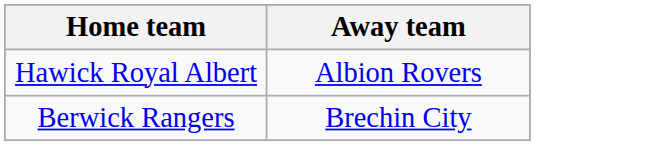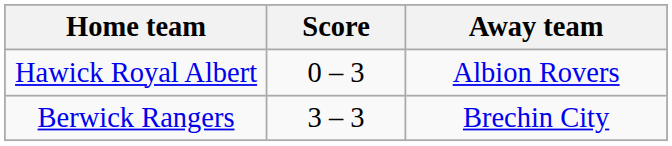+ column: (336, 27)
